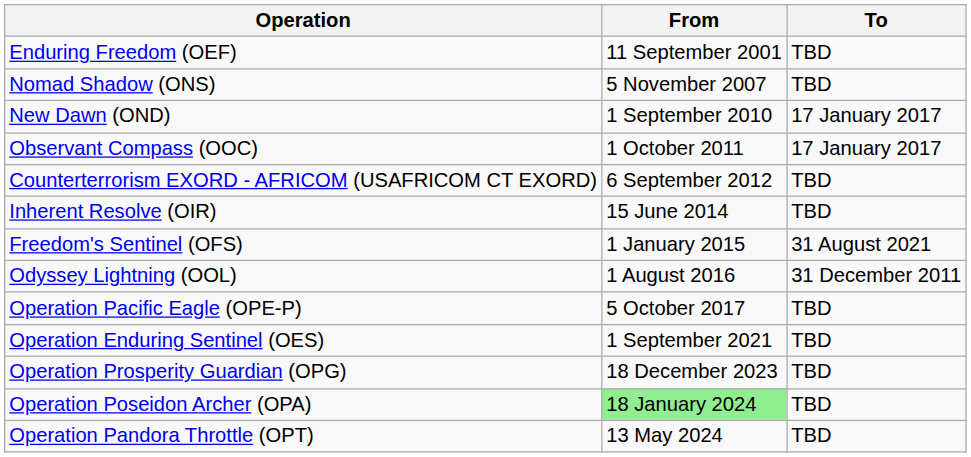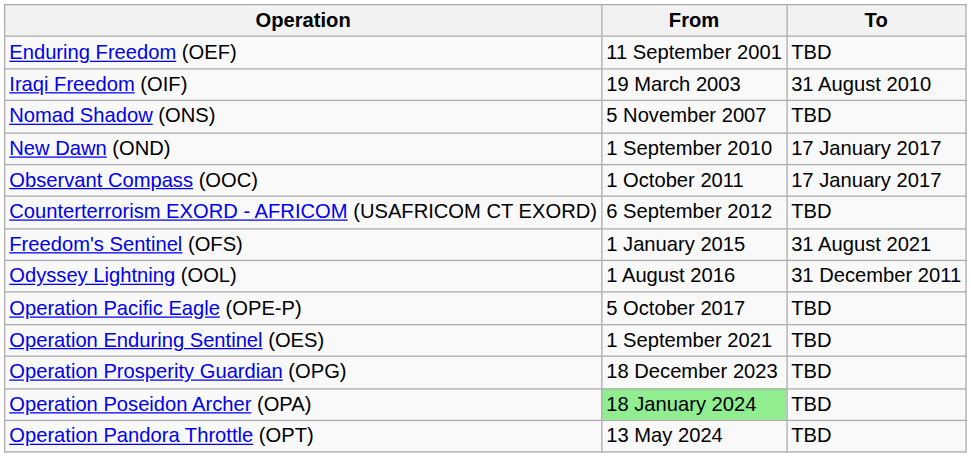+ row: (98, 84)
- row: (113, 212)
